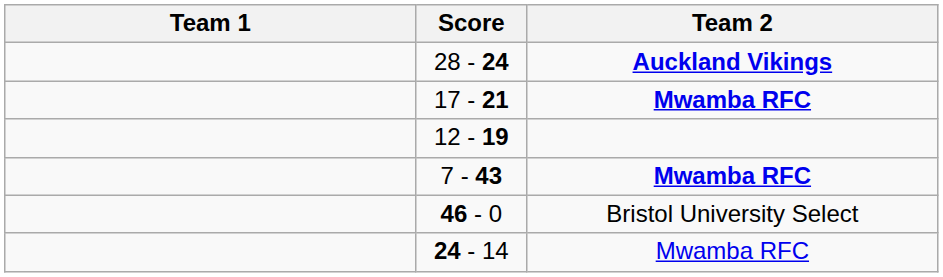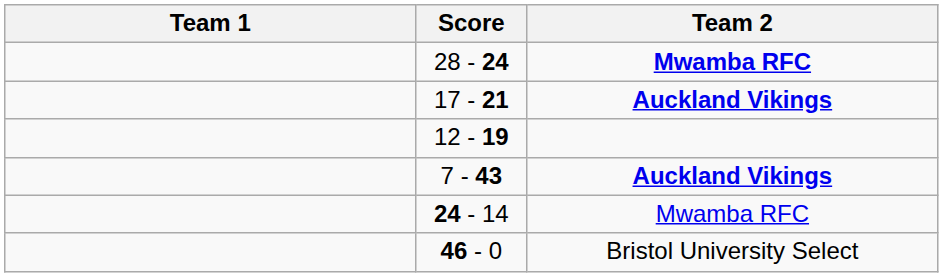(732, 61) Auckland Vikings -> (732, 61) Mwamba RFC
(732, 99) Mwamba RFC -> (732, 99) Auckland Vikings
(732, 175) Mwamba RFC -> (732, 175) Auckland Vikings
rows swapped: (471, 251) <-> (471, 213)
